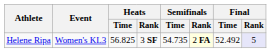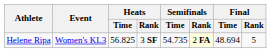(228, 40) 52.492 -> (228, 40) 48.694
(254, 40) lavender background -> (254, 40) no background
